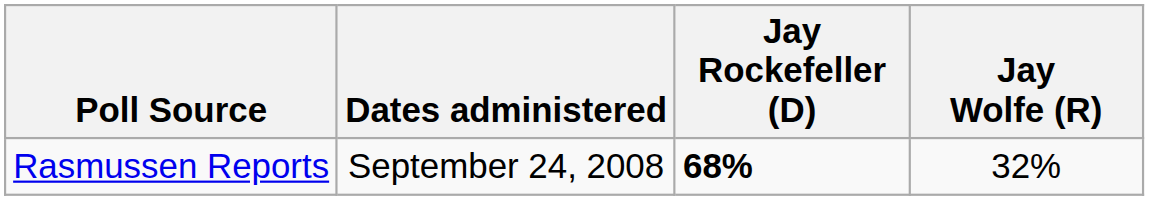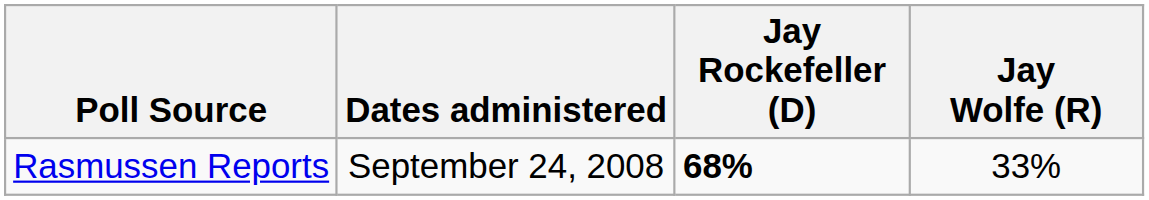(1026, 165) 32% -> (1026, 165) 33%
